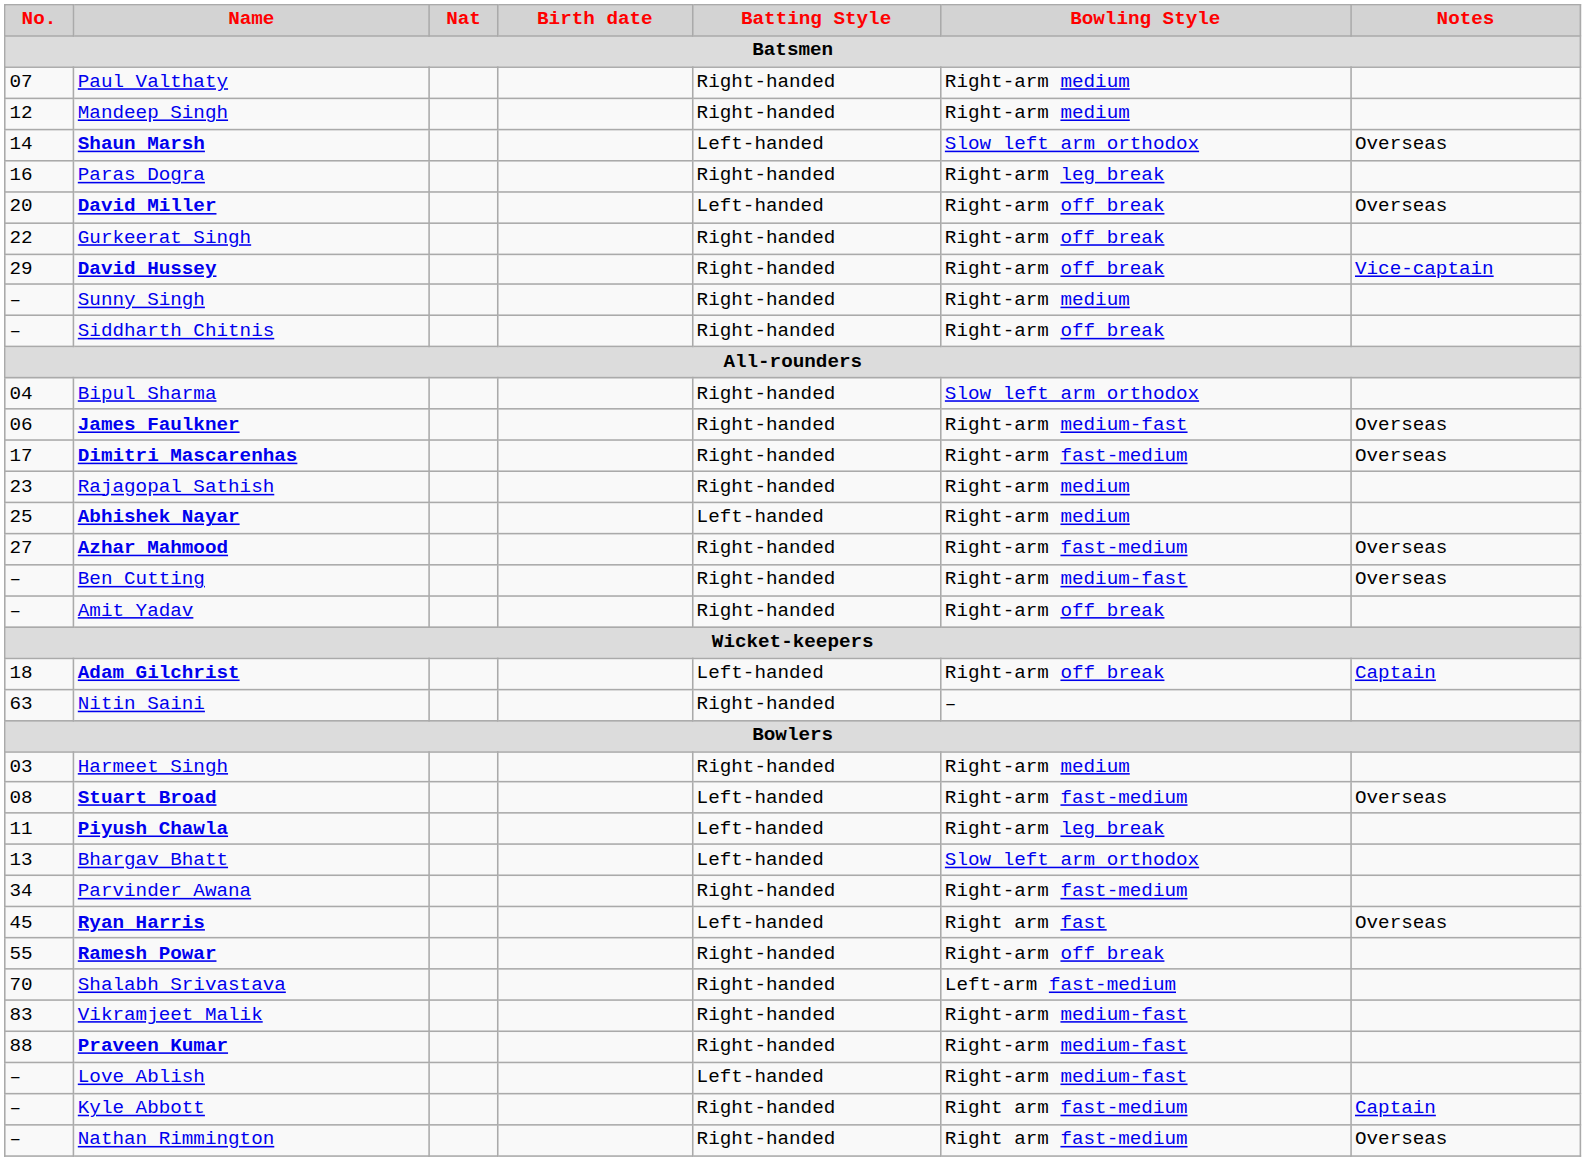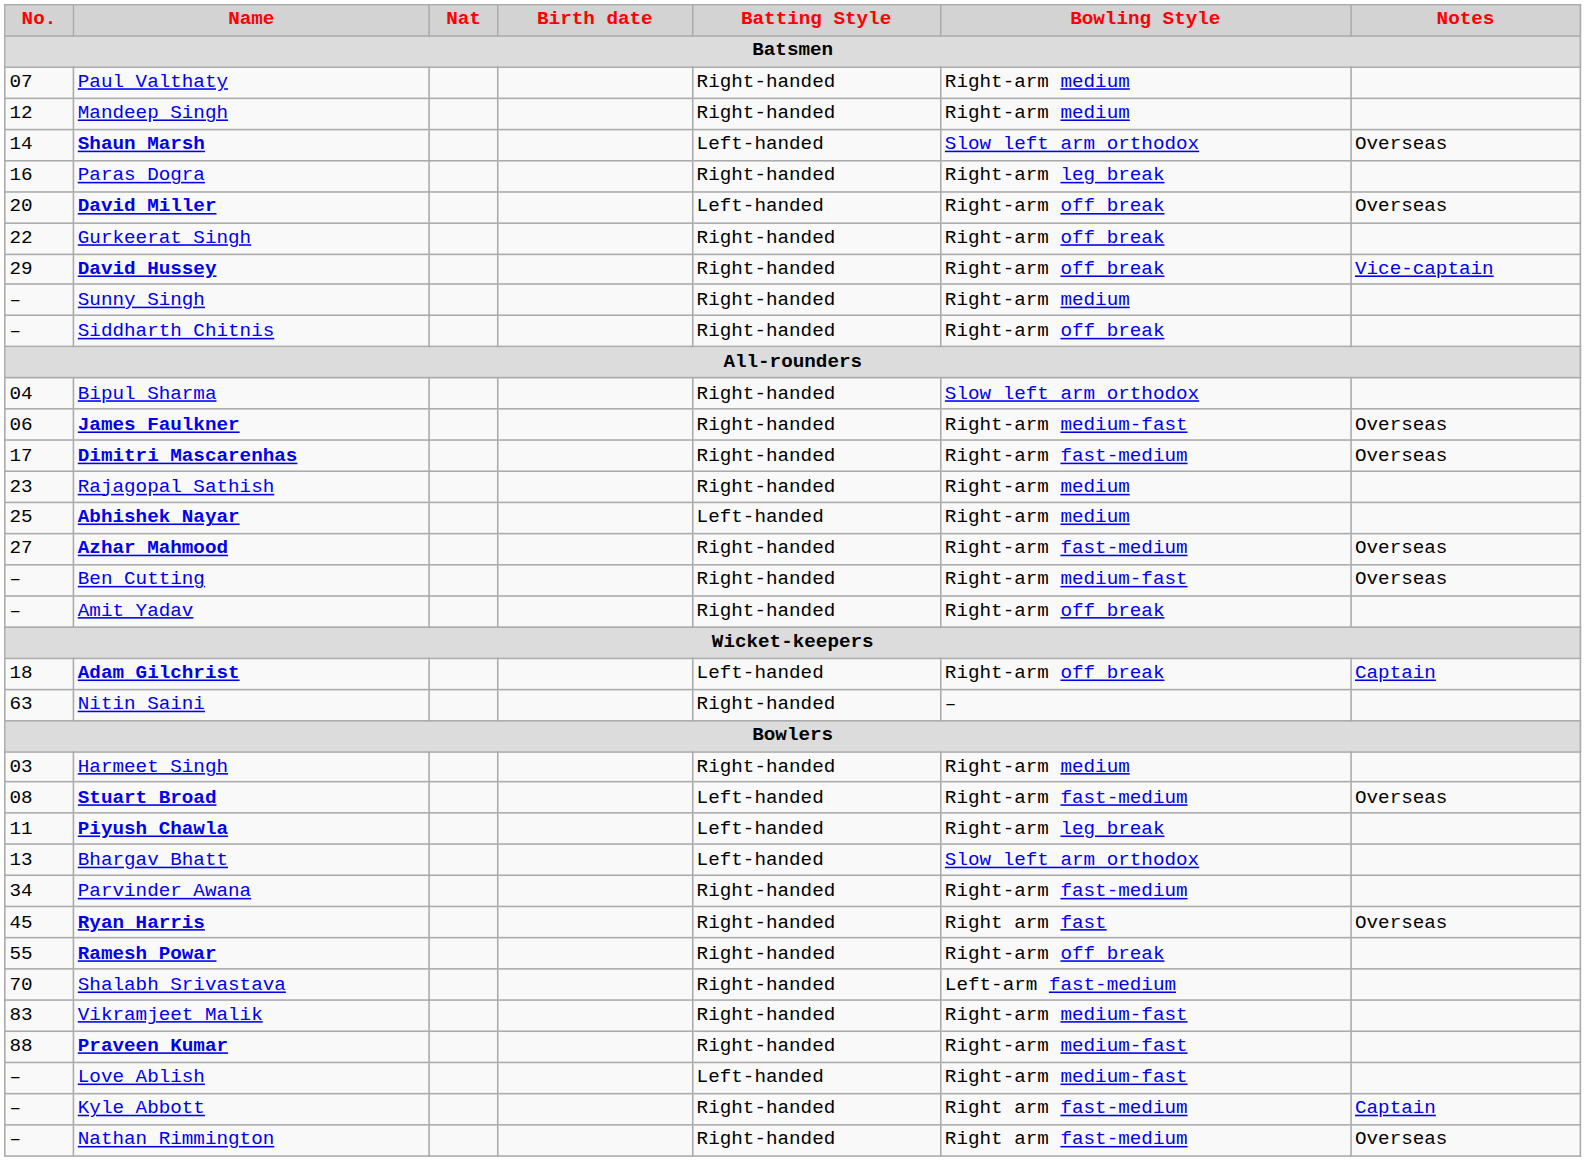(760, 923) Left-handed -> (766, 923) Right-handed
